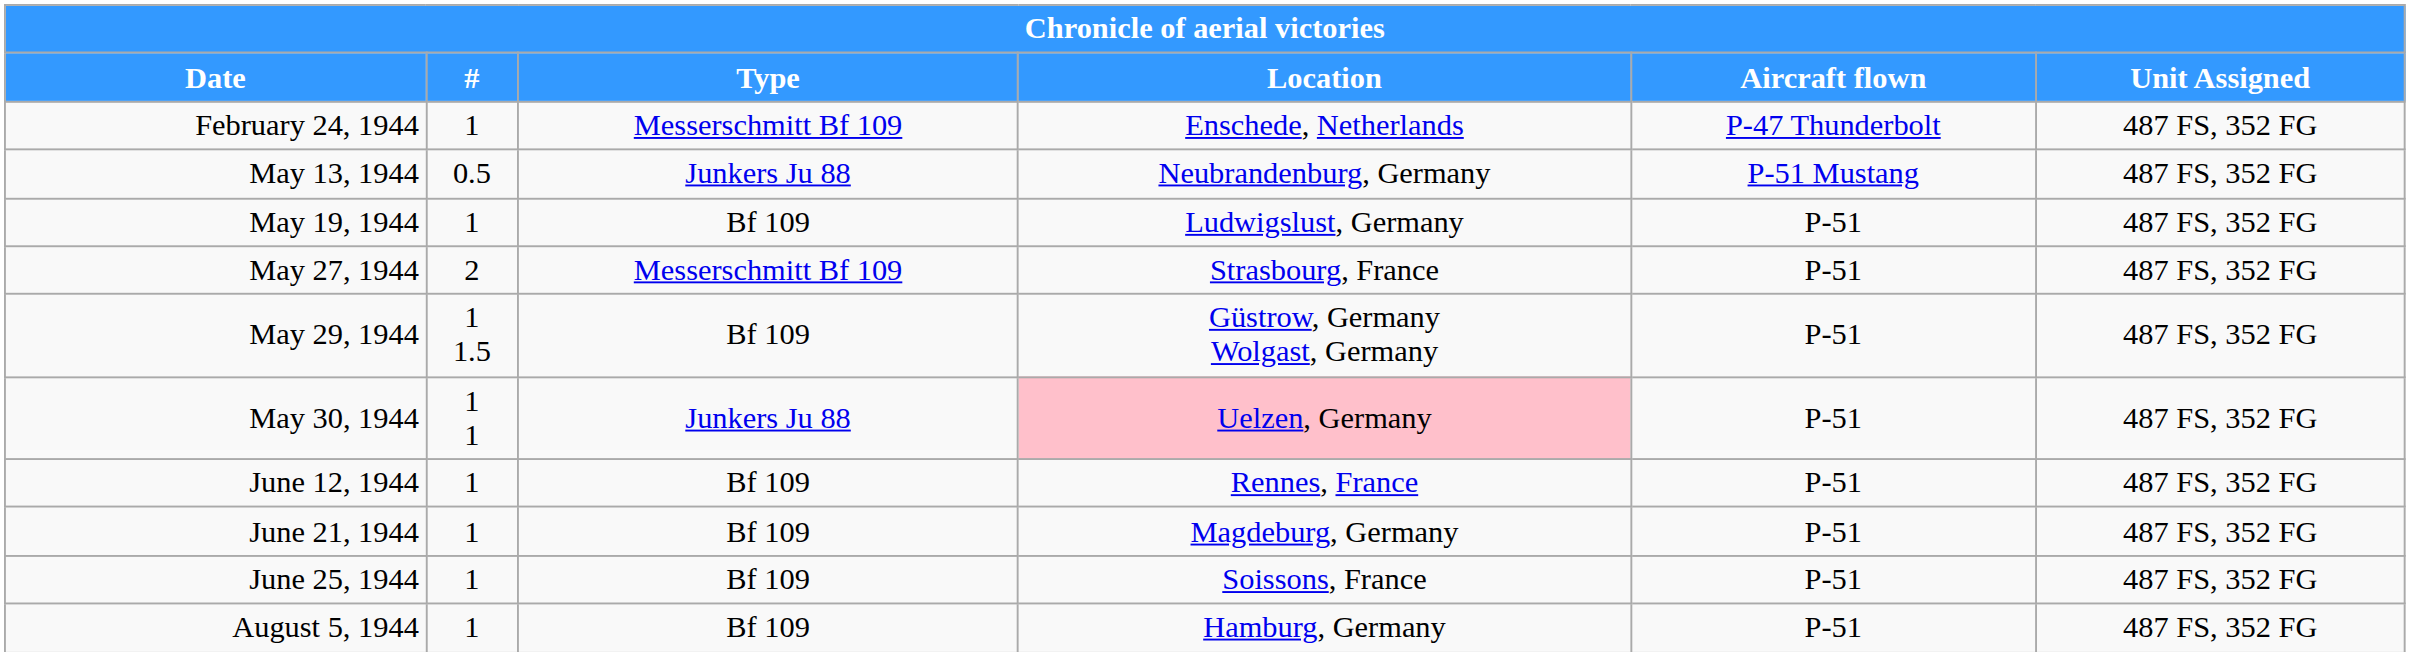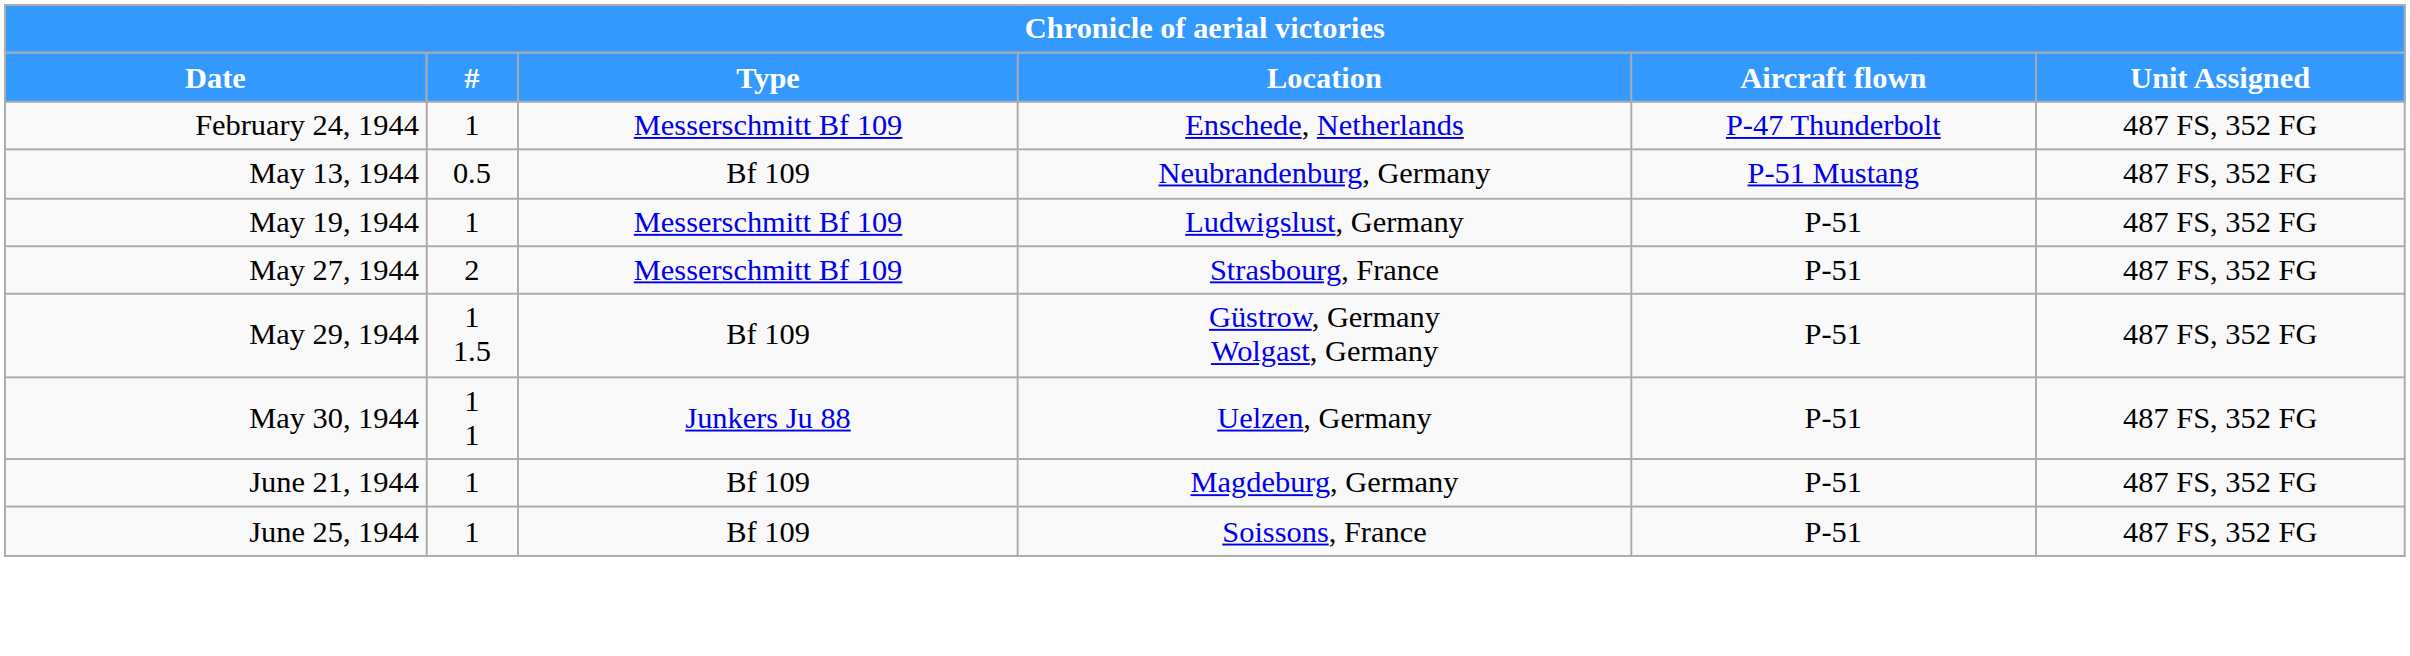(768, 173) Junkers Ju 88 -> (768, 173) Bf 109
(768, 221) Bf 109 -> (768, 221) Messerschmitt Bf 109
(1324, 417) pink background -> (1324, 417) no background
- row: (334, 482)
- row: (326, 627)
